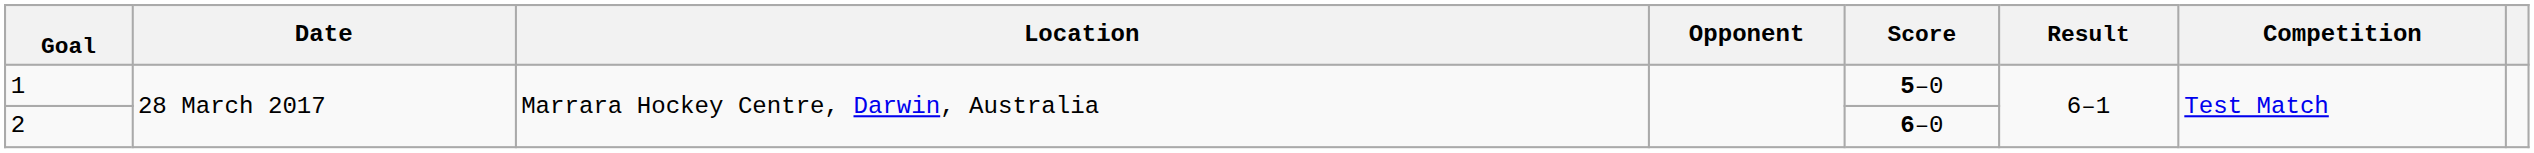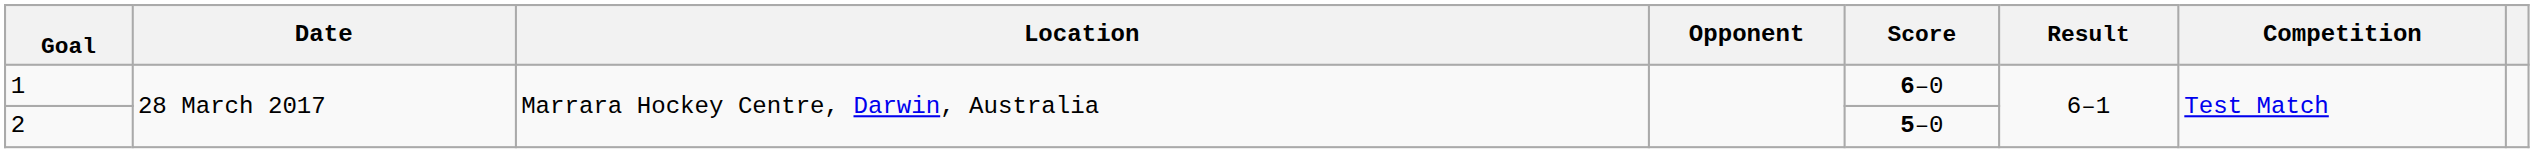(1922, 86) 5–0 -> (1922, 86) 6–0
(1922, 126) 6–0 -> (1922, 126) 5–0
